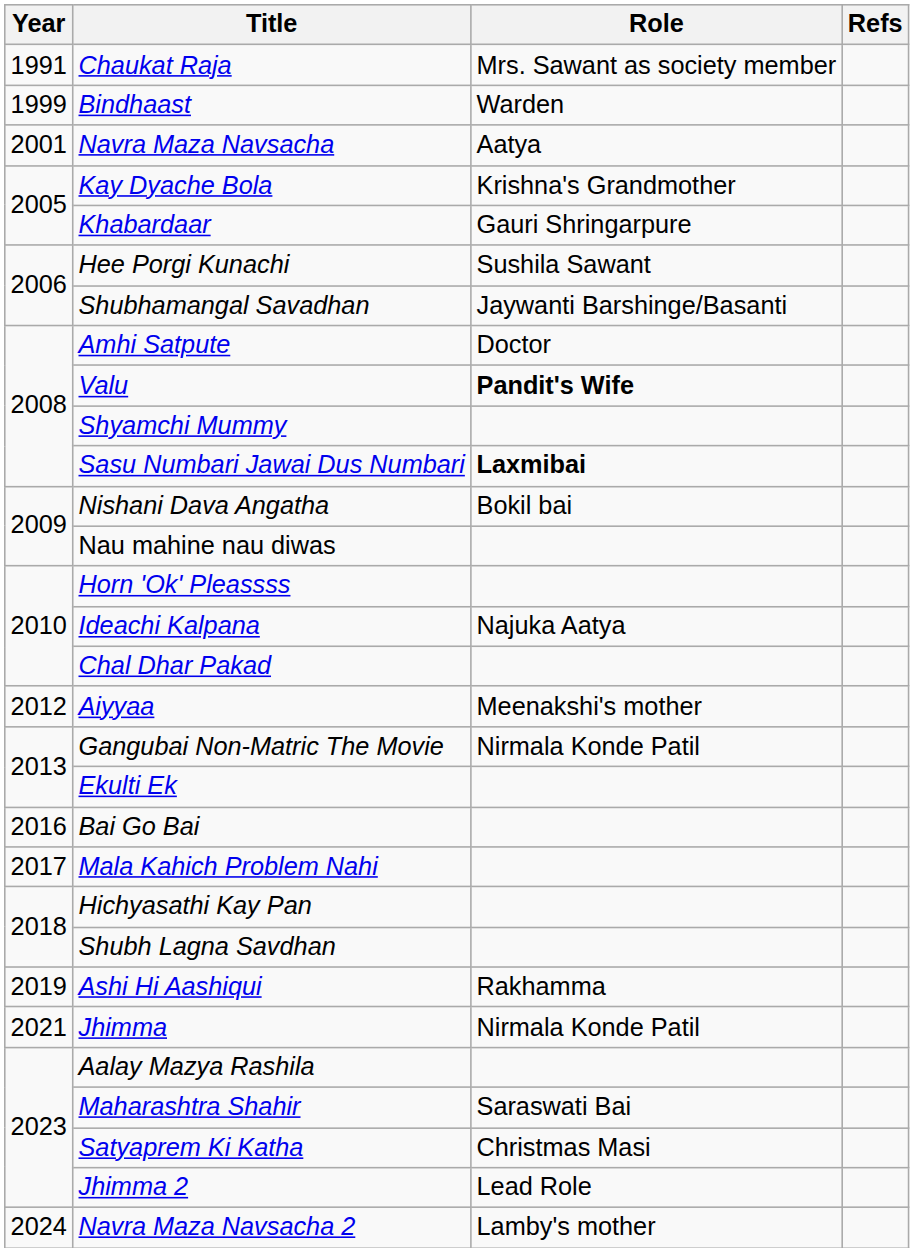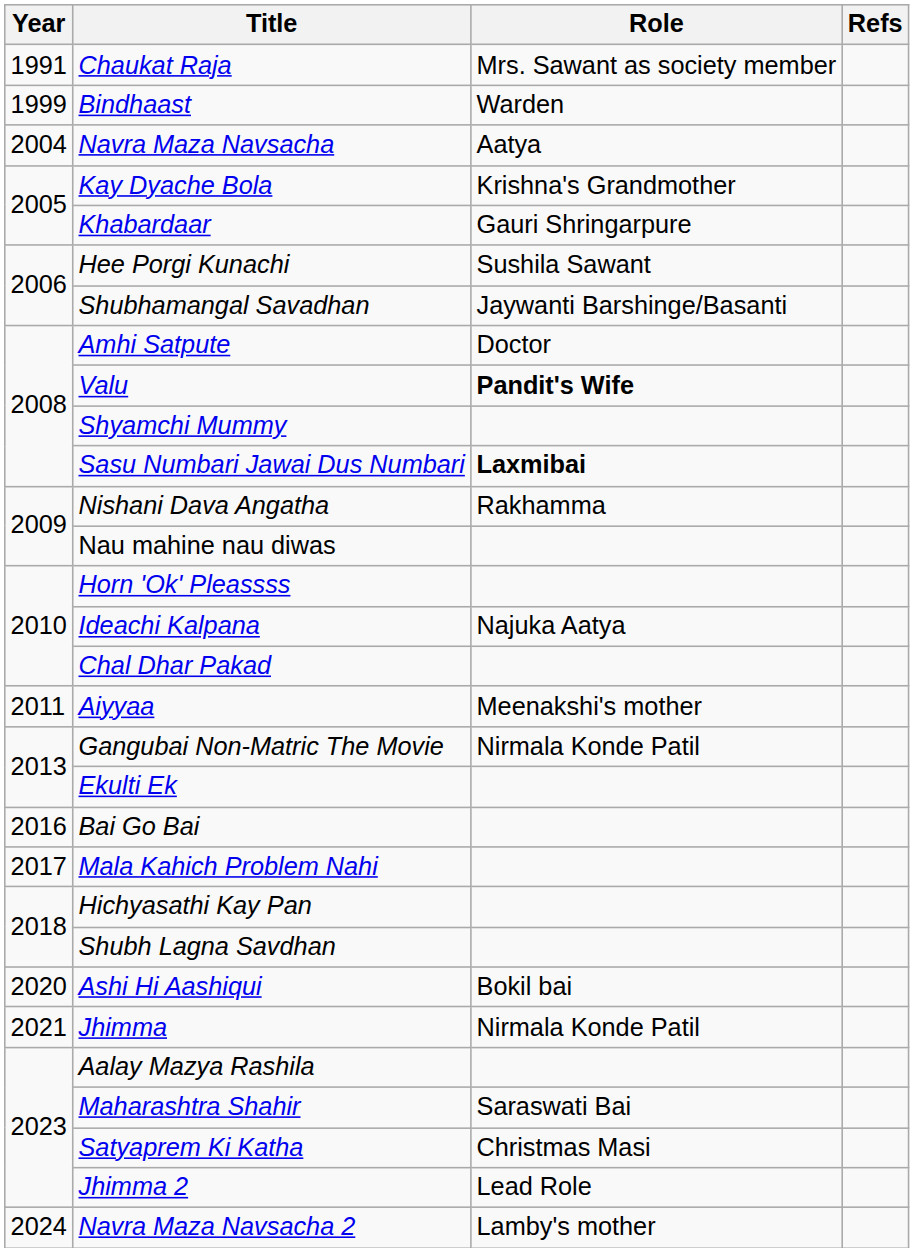(39, 144) 2001 -> (39, 144) 2004
(524, 505) Bokil bai -> (541, 505) Rakhamma
(39, 706) 2012 -> (38, 706) 2011
(39, 986) 2019 -> (39, 986) 2020
(541, 986) Rakhamma -> (524, 986) Bokil bai
